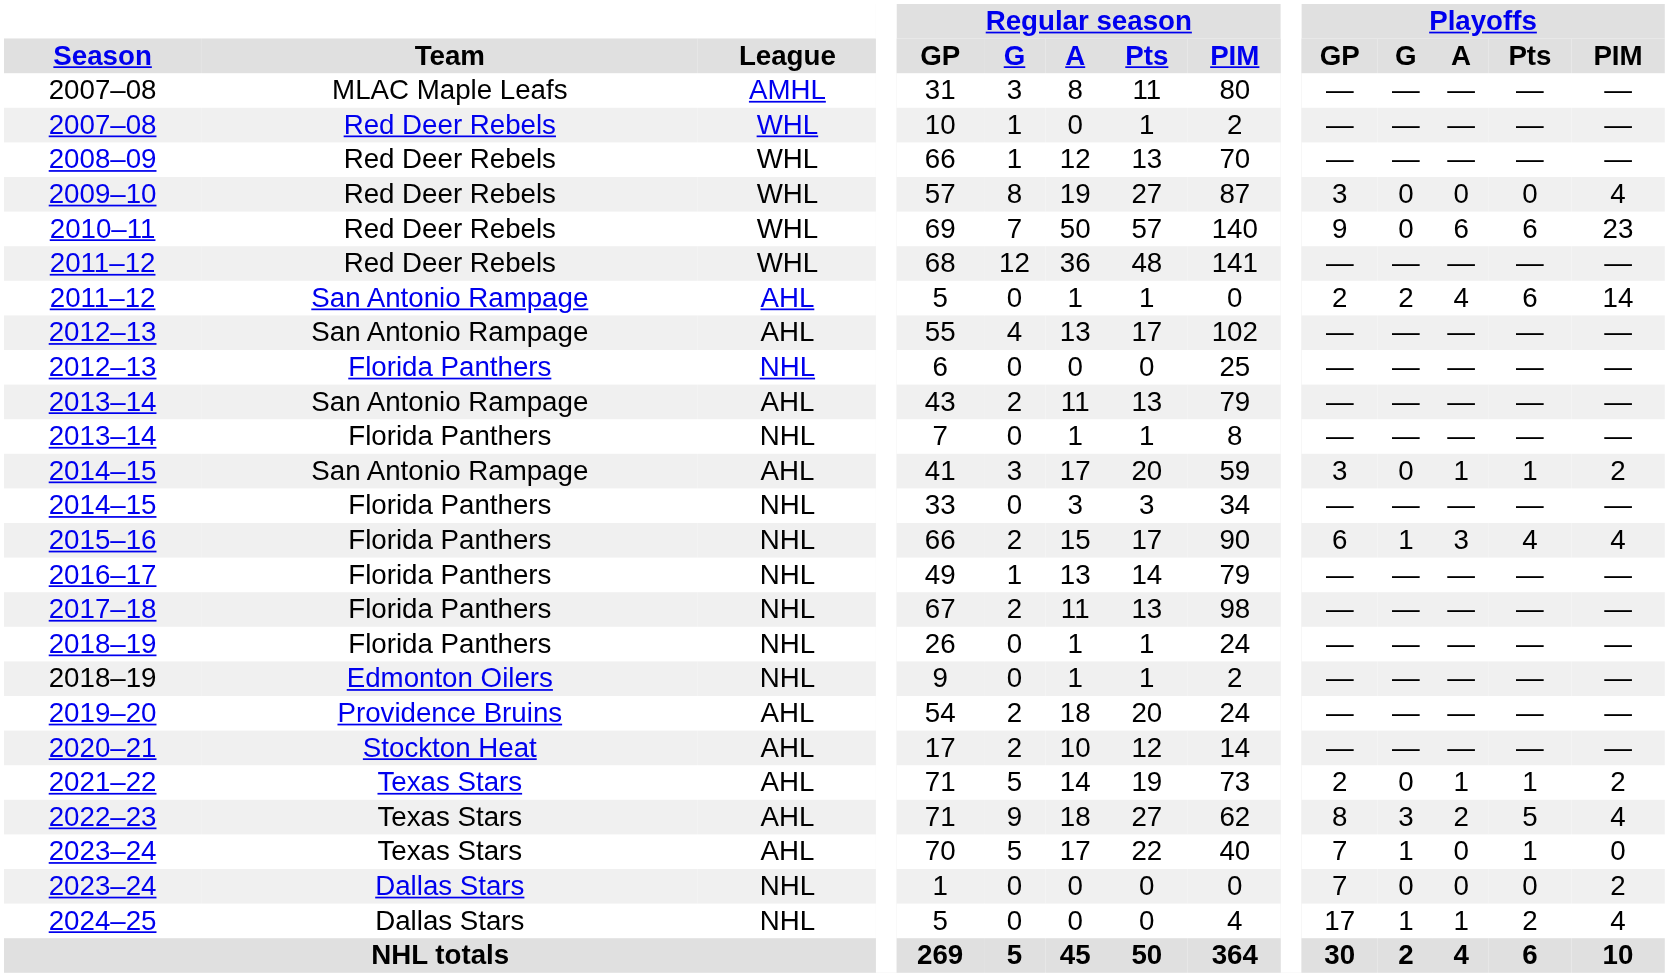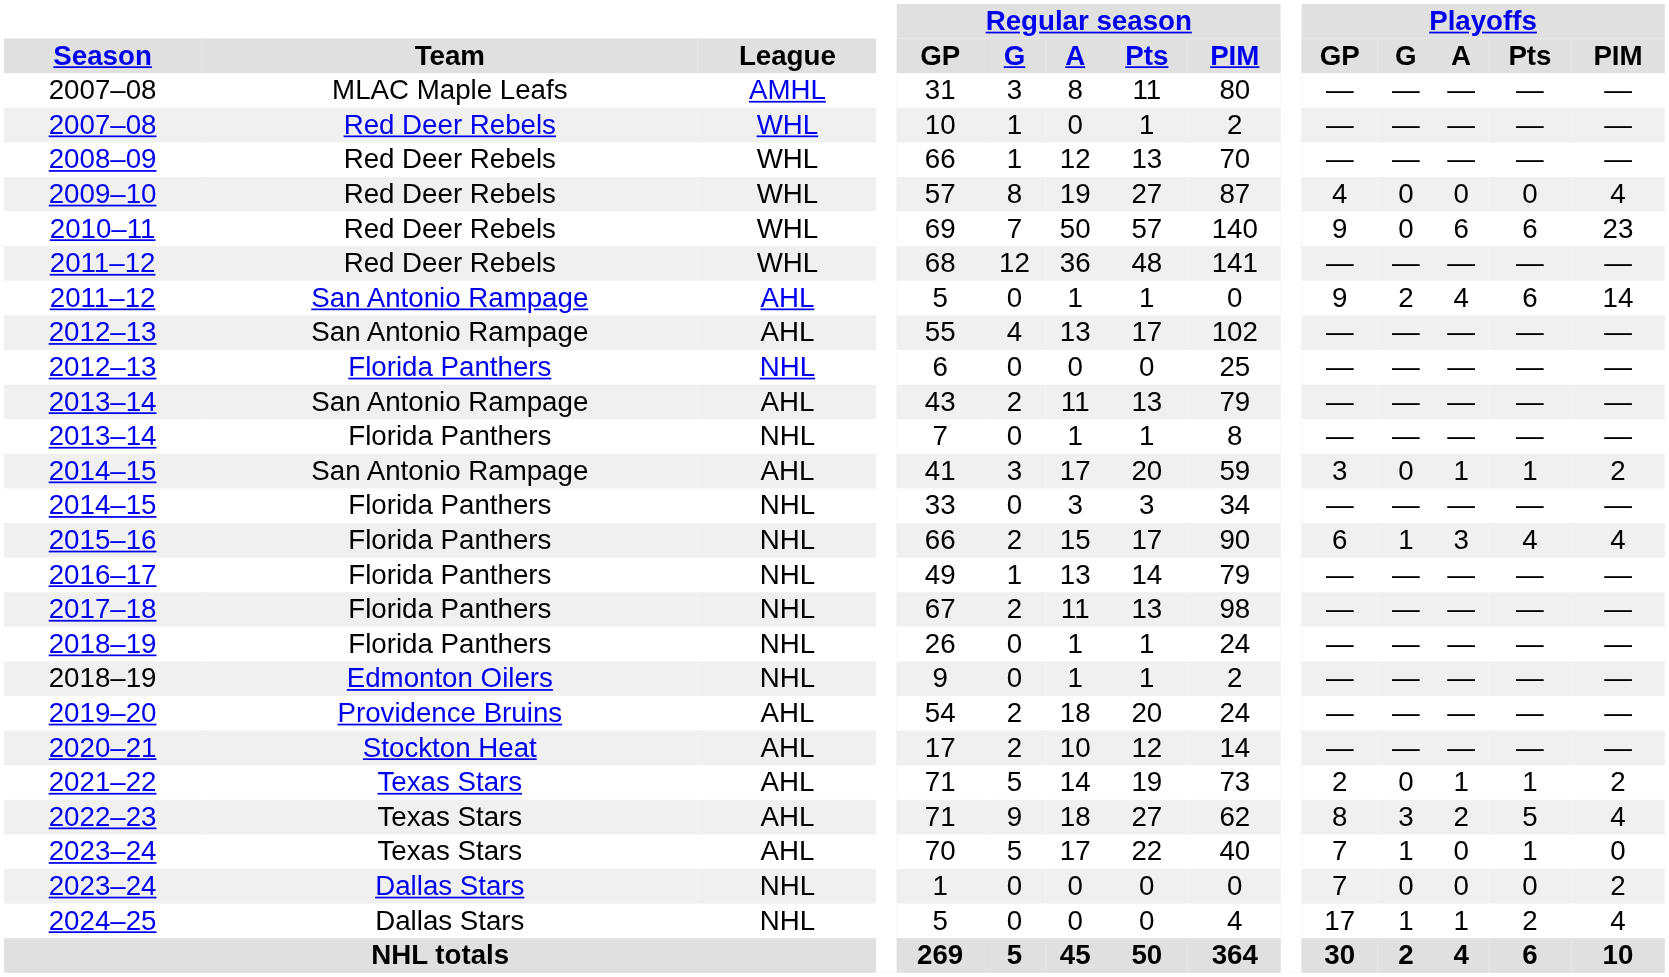(1340, 193) 3 -> (1340, 193) 4
(1340, 297) 2 -> (1340, 297) 9
